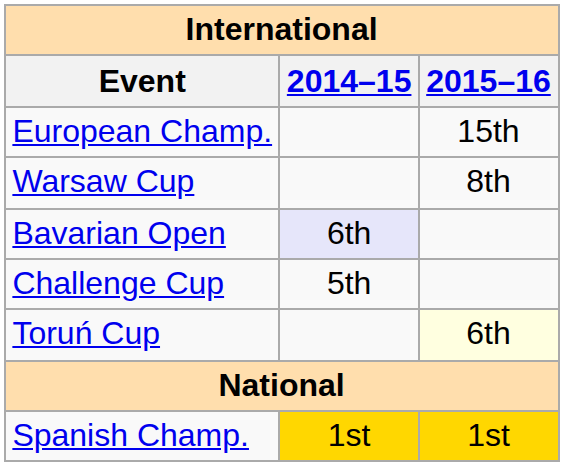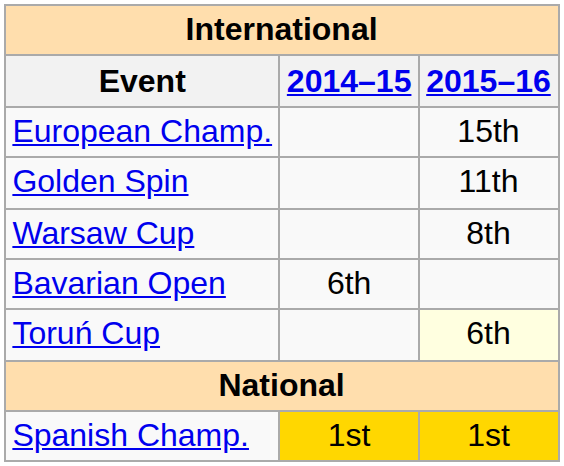+ row: (100, 182)
(349, 232) lavender background -> (349, 283) no background
- row: (118, 283)
